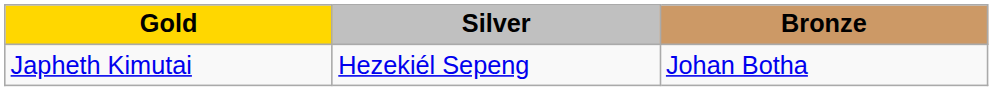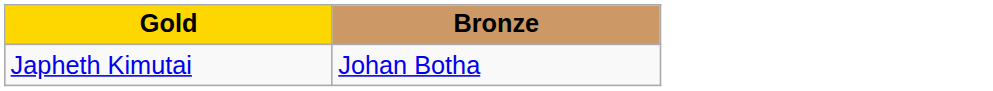- column: (496, 24)
